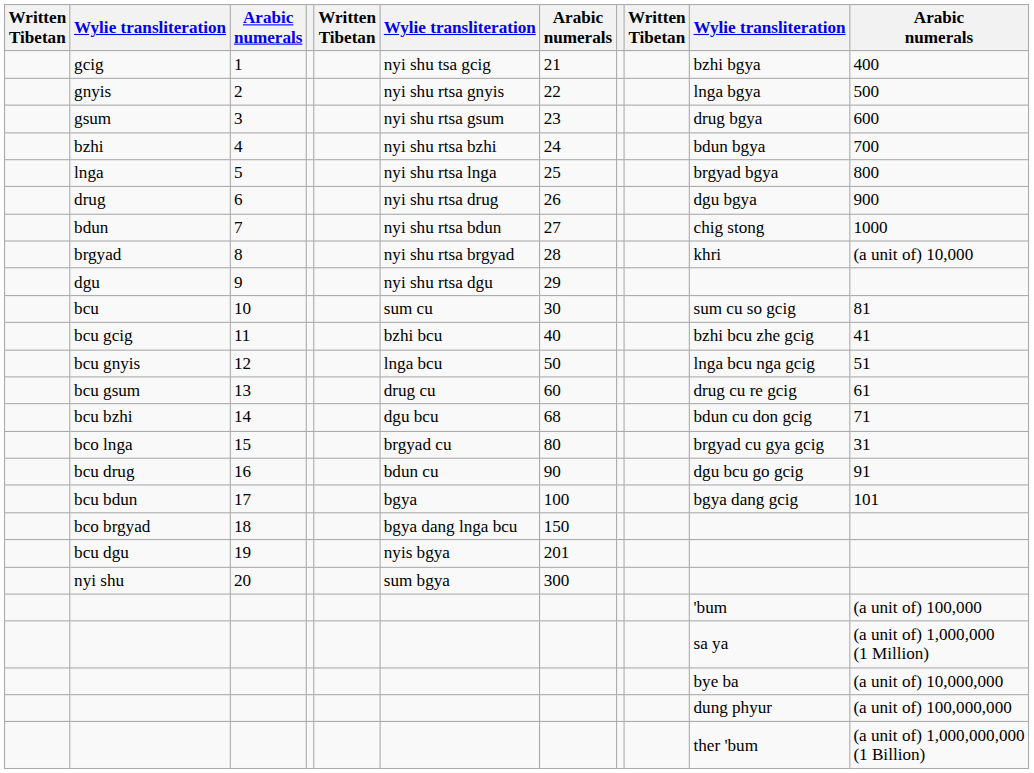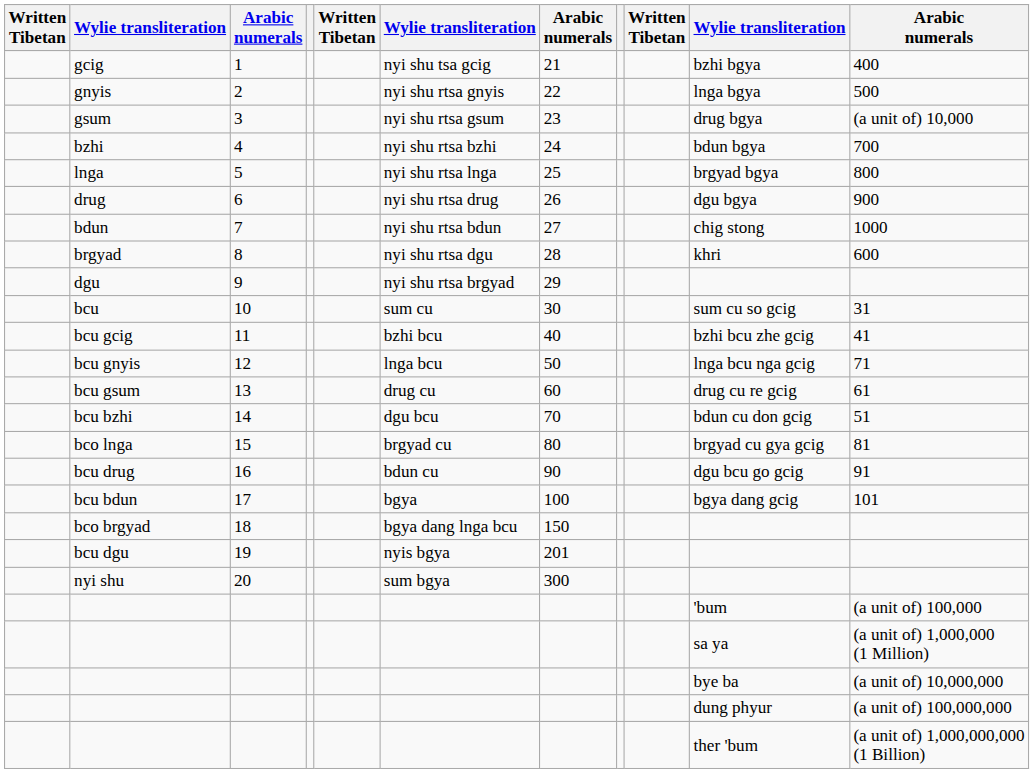(866, 118) 600 -> (913, 118) (a unit of) 10,000
(449, 254) nyi shu rtsa brgyad -> (438, 254) nyi shu rtsa dgu
(913, 254) (a unit of) 10,000 -> (866, 254) 600
(438, 281) nyi shu rtsa dgu -> (449, 281) nyi shu rtsa brgyad
(862, 308) 81 -> (862, 308) 31
(862, 363) 51 -> (862, 363) 71
(552, 417) 68 -> (552, 417) 70
(862, 417) 71 -> (862, 417) 51
(862, 444) 31 -> (862, 444) 81
